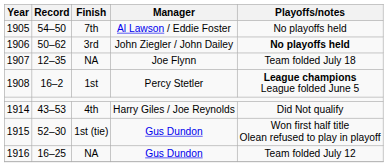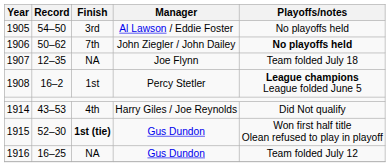(91, 28) 7th -> (92, 28) 3rd
(91, 45) 3rd -> (92, 45) 7th
(91, 132) normal -> (92, 132) bold
